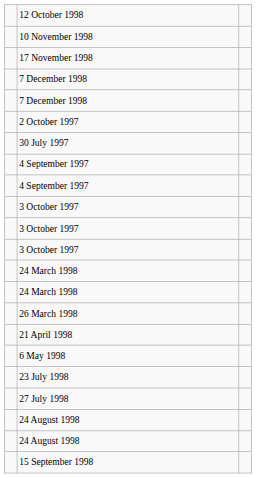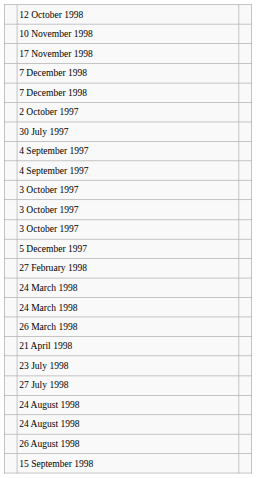+ row: (11, 249)
+ row: (11, 268)
- row: (11, 356)
+ row: (11, 444)
